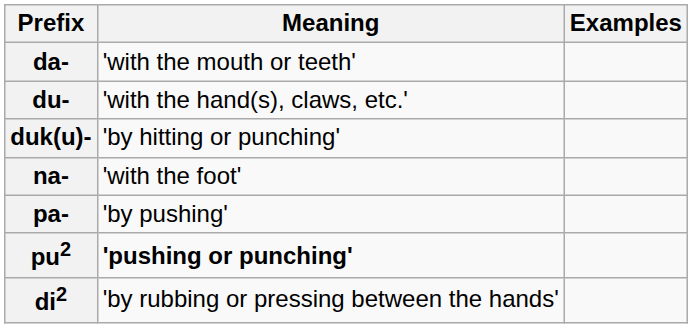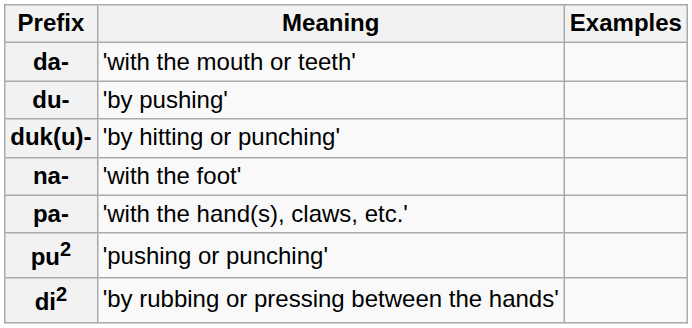(255, 99) 'with the hand(s), claws, etc.' -> (165, 99) 'by pushing'
(165, 213) 'by pushing' -> (255, 213) 'with the hand(s), claws, etc.'
(228, 255) bold -> (215, 255) normal
